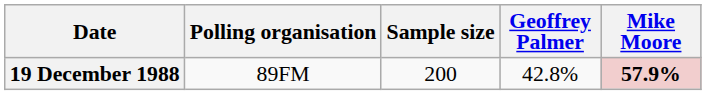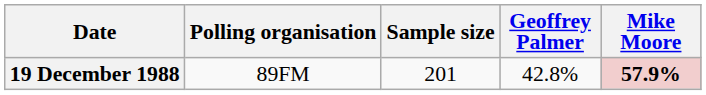(441, 73) 200 -> (441, 73) 201
